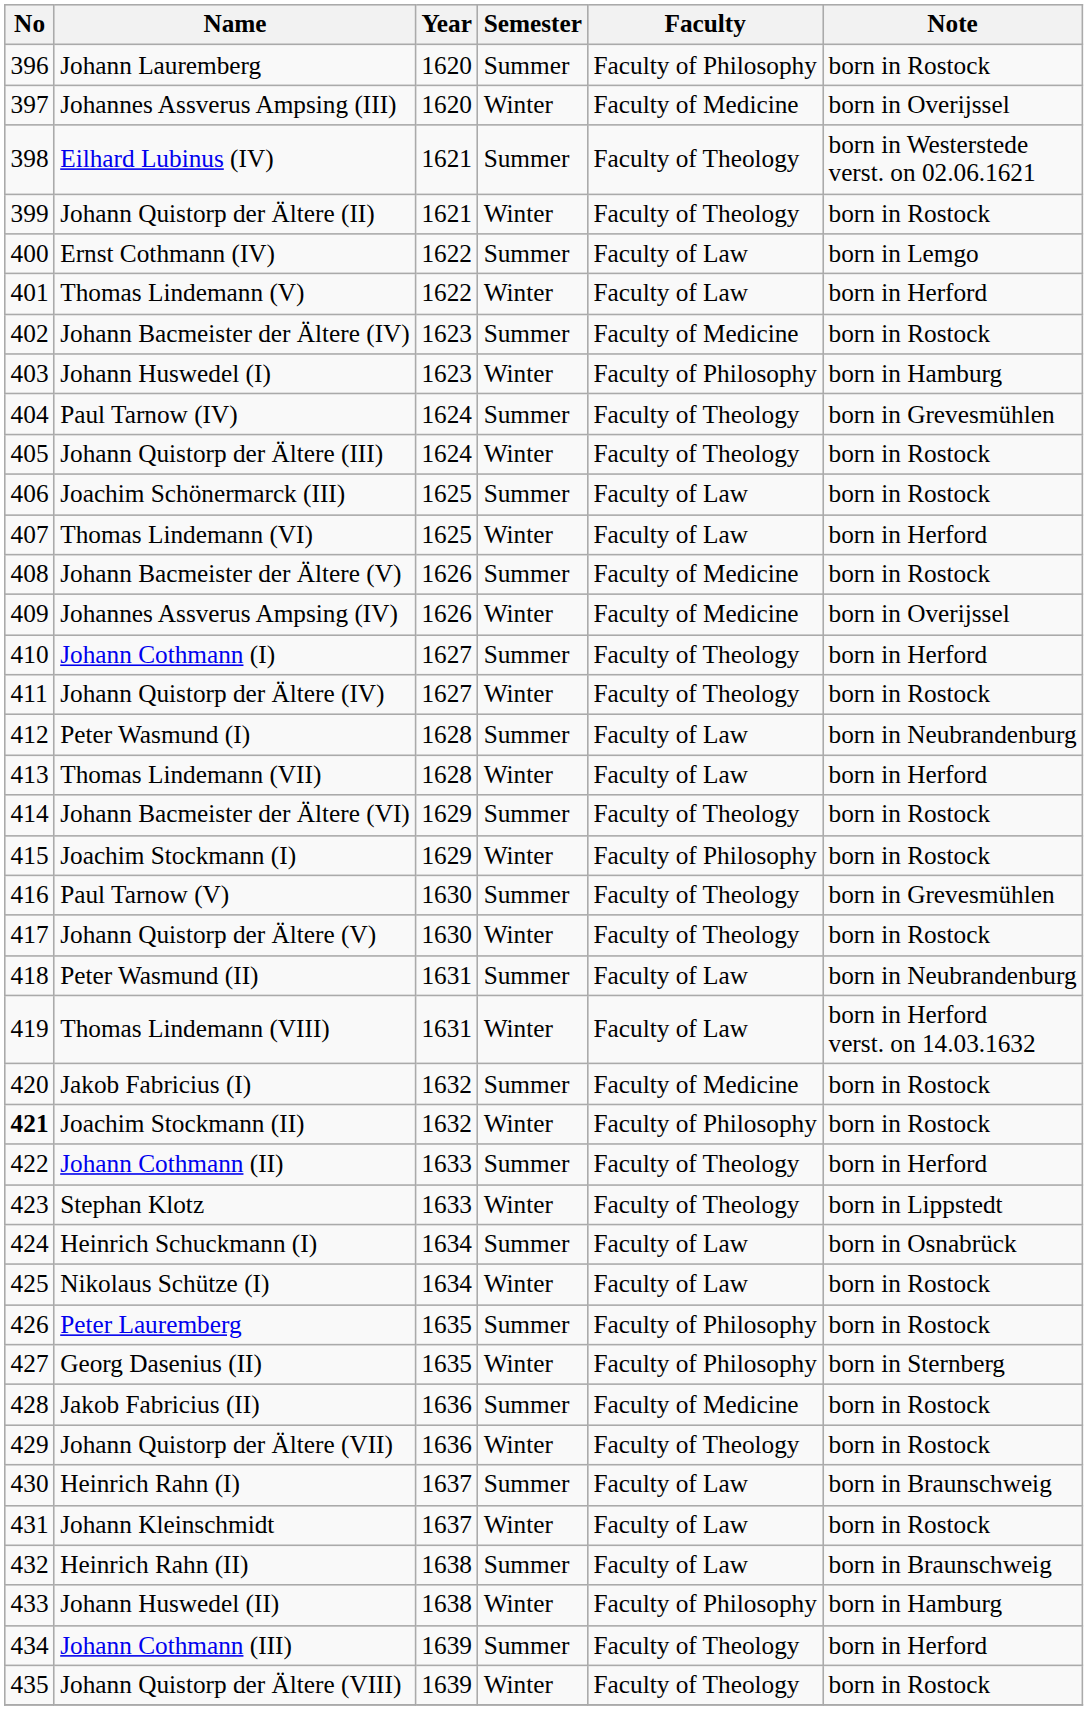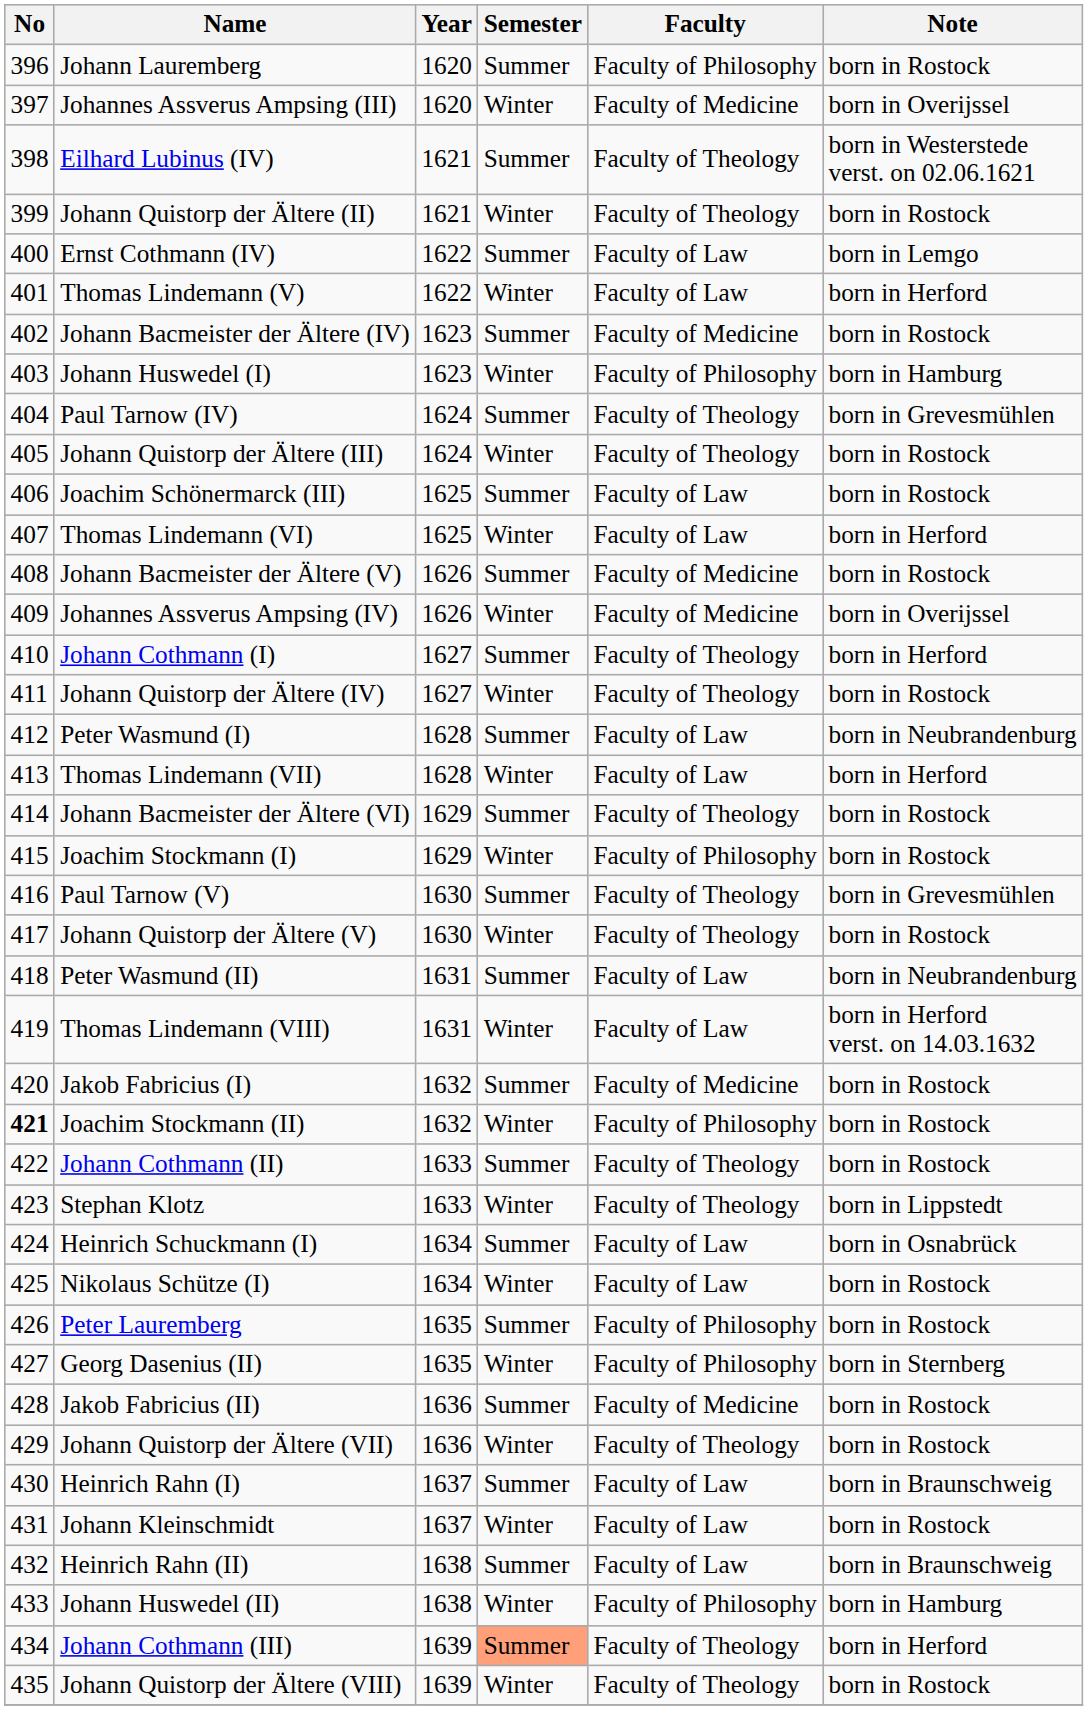(908, 1163) born in Herford -> (909, 1163) born in Rostock
(526, 1645) no background -> (526, 1645) lightsalmon background
